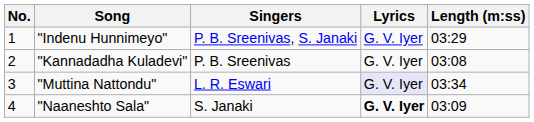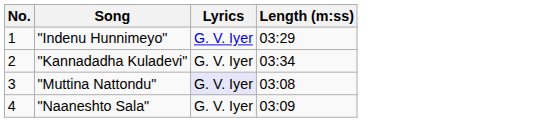- column: (276, 16)
(449, 61) 03:08 -> (277, 61) 03:34
(449, 84) 03:34 -> (277, 84) 03:08
(394, 106) bold -> (223, 106) normal
